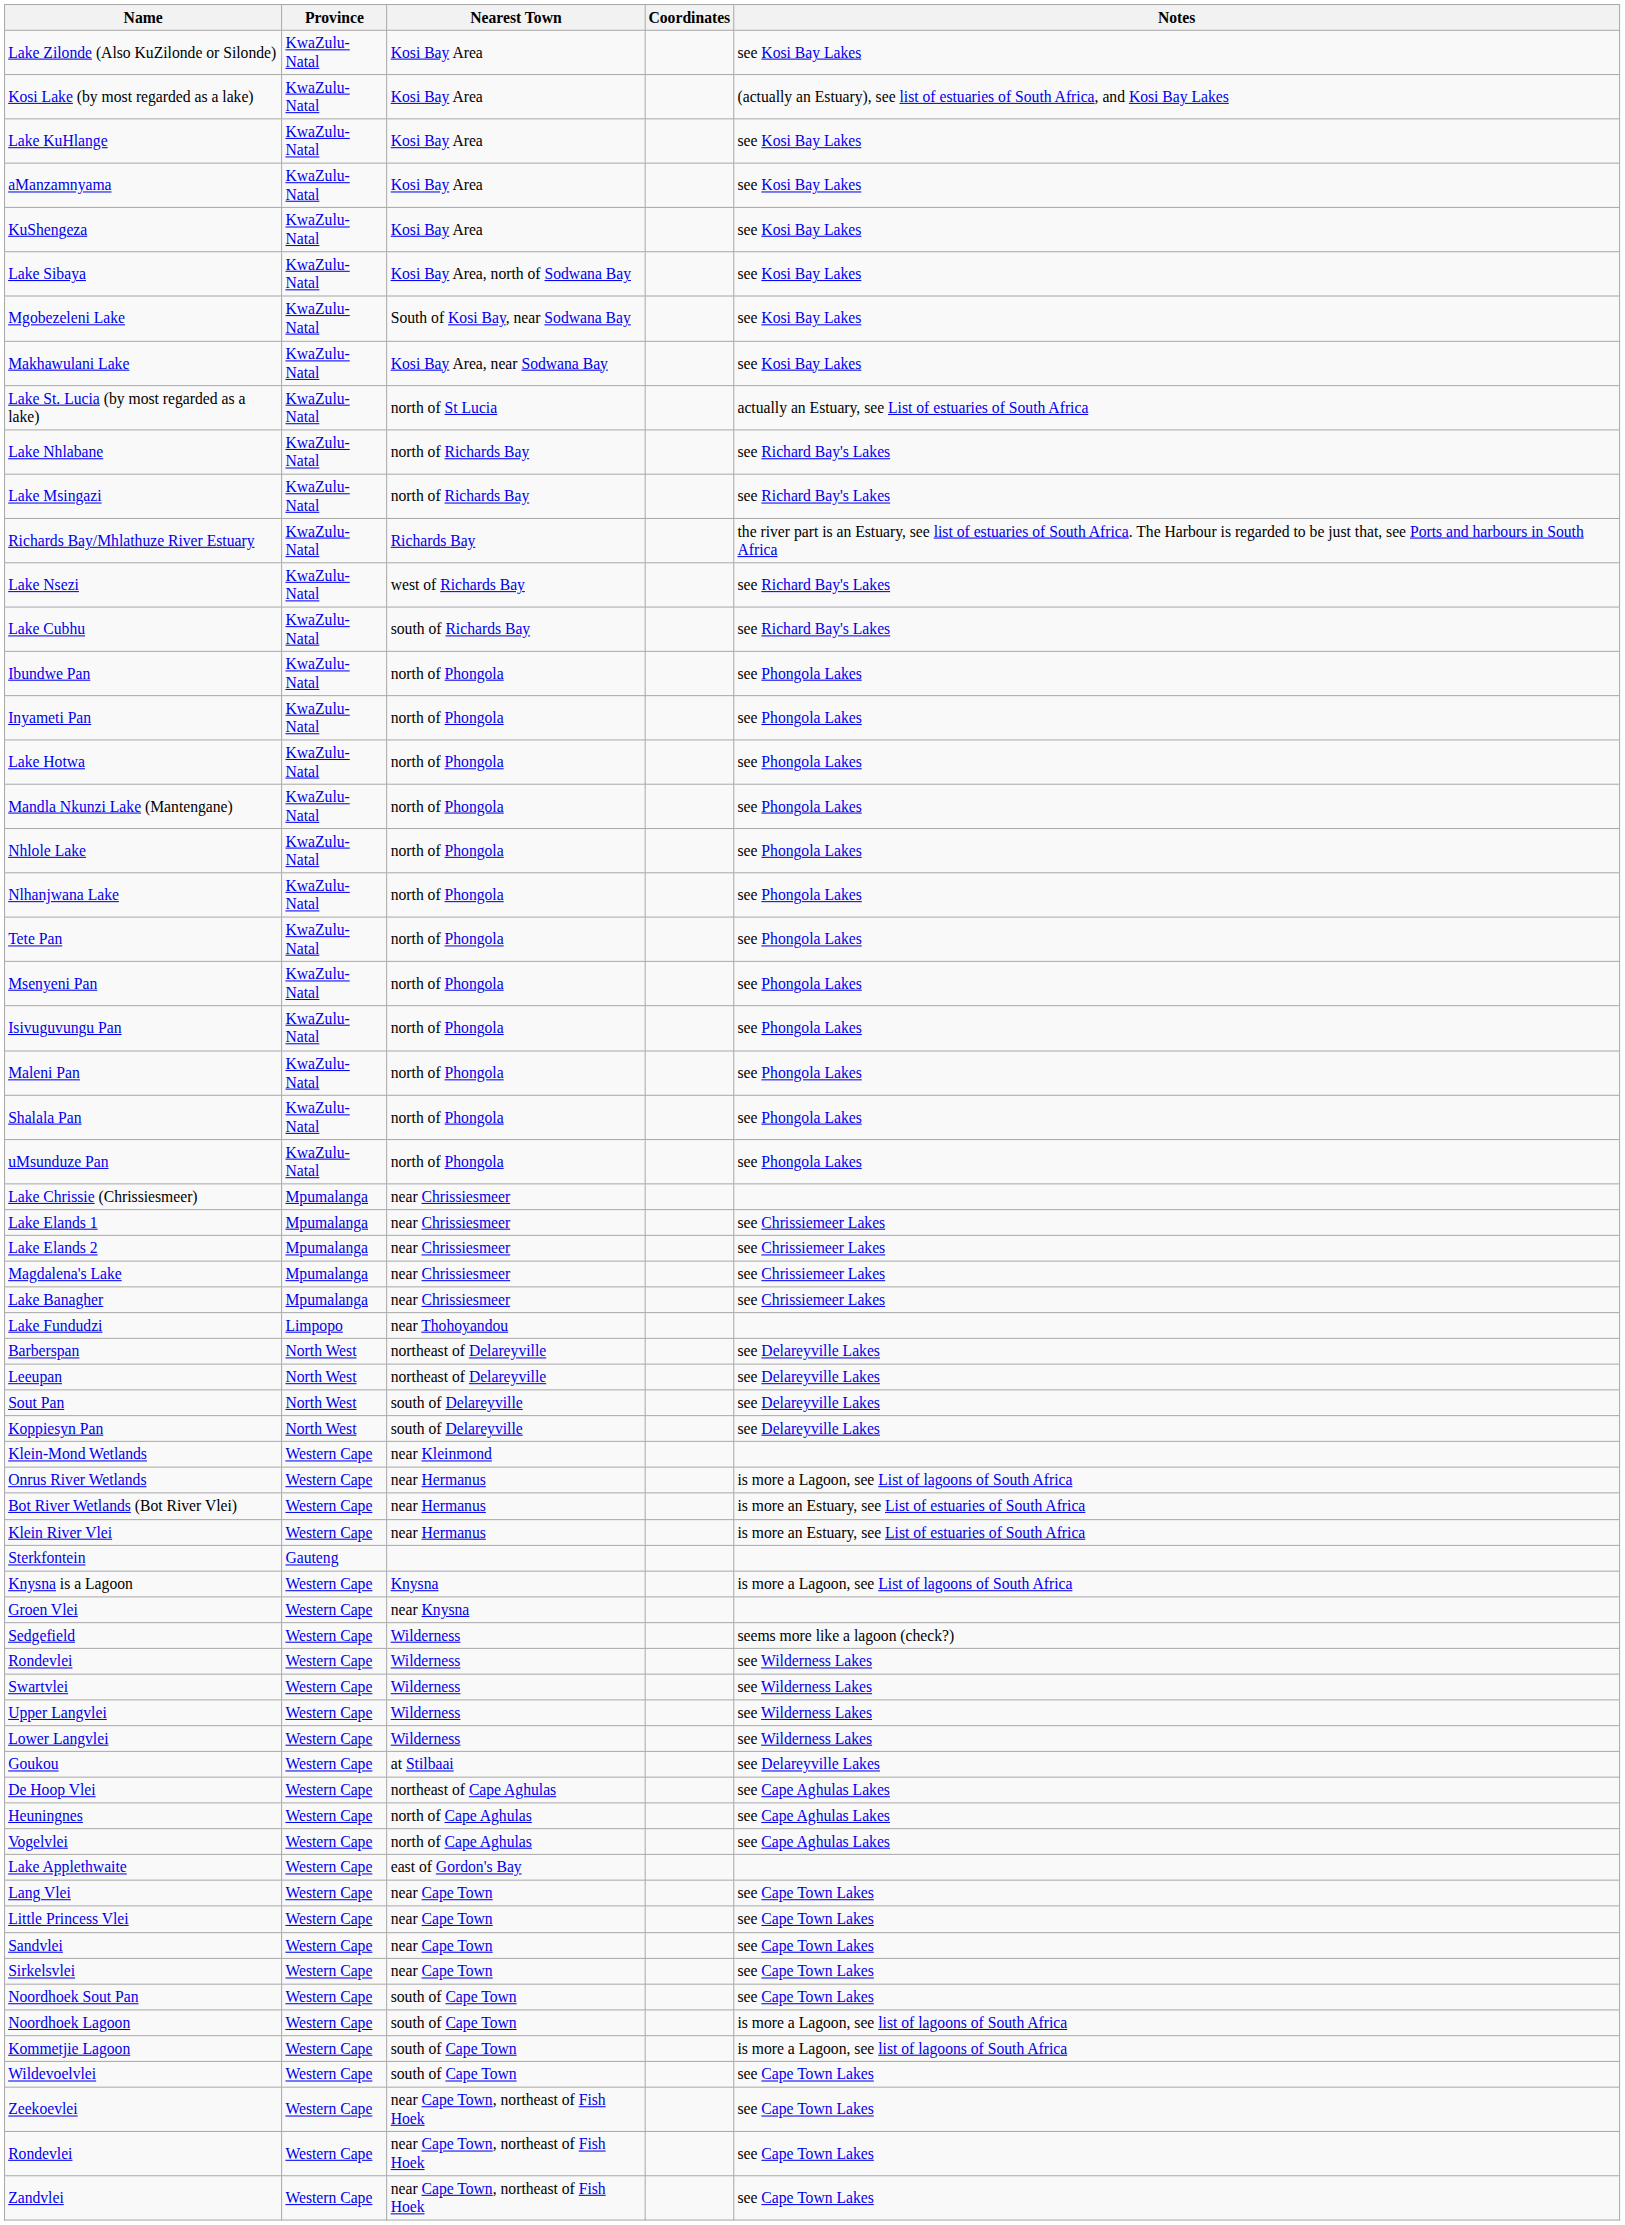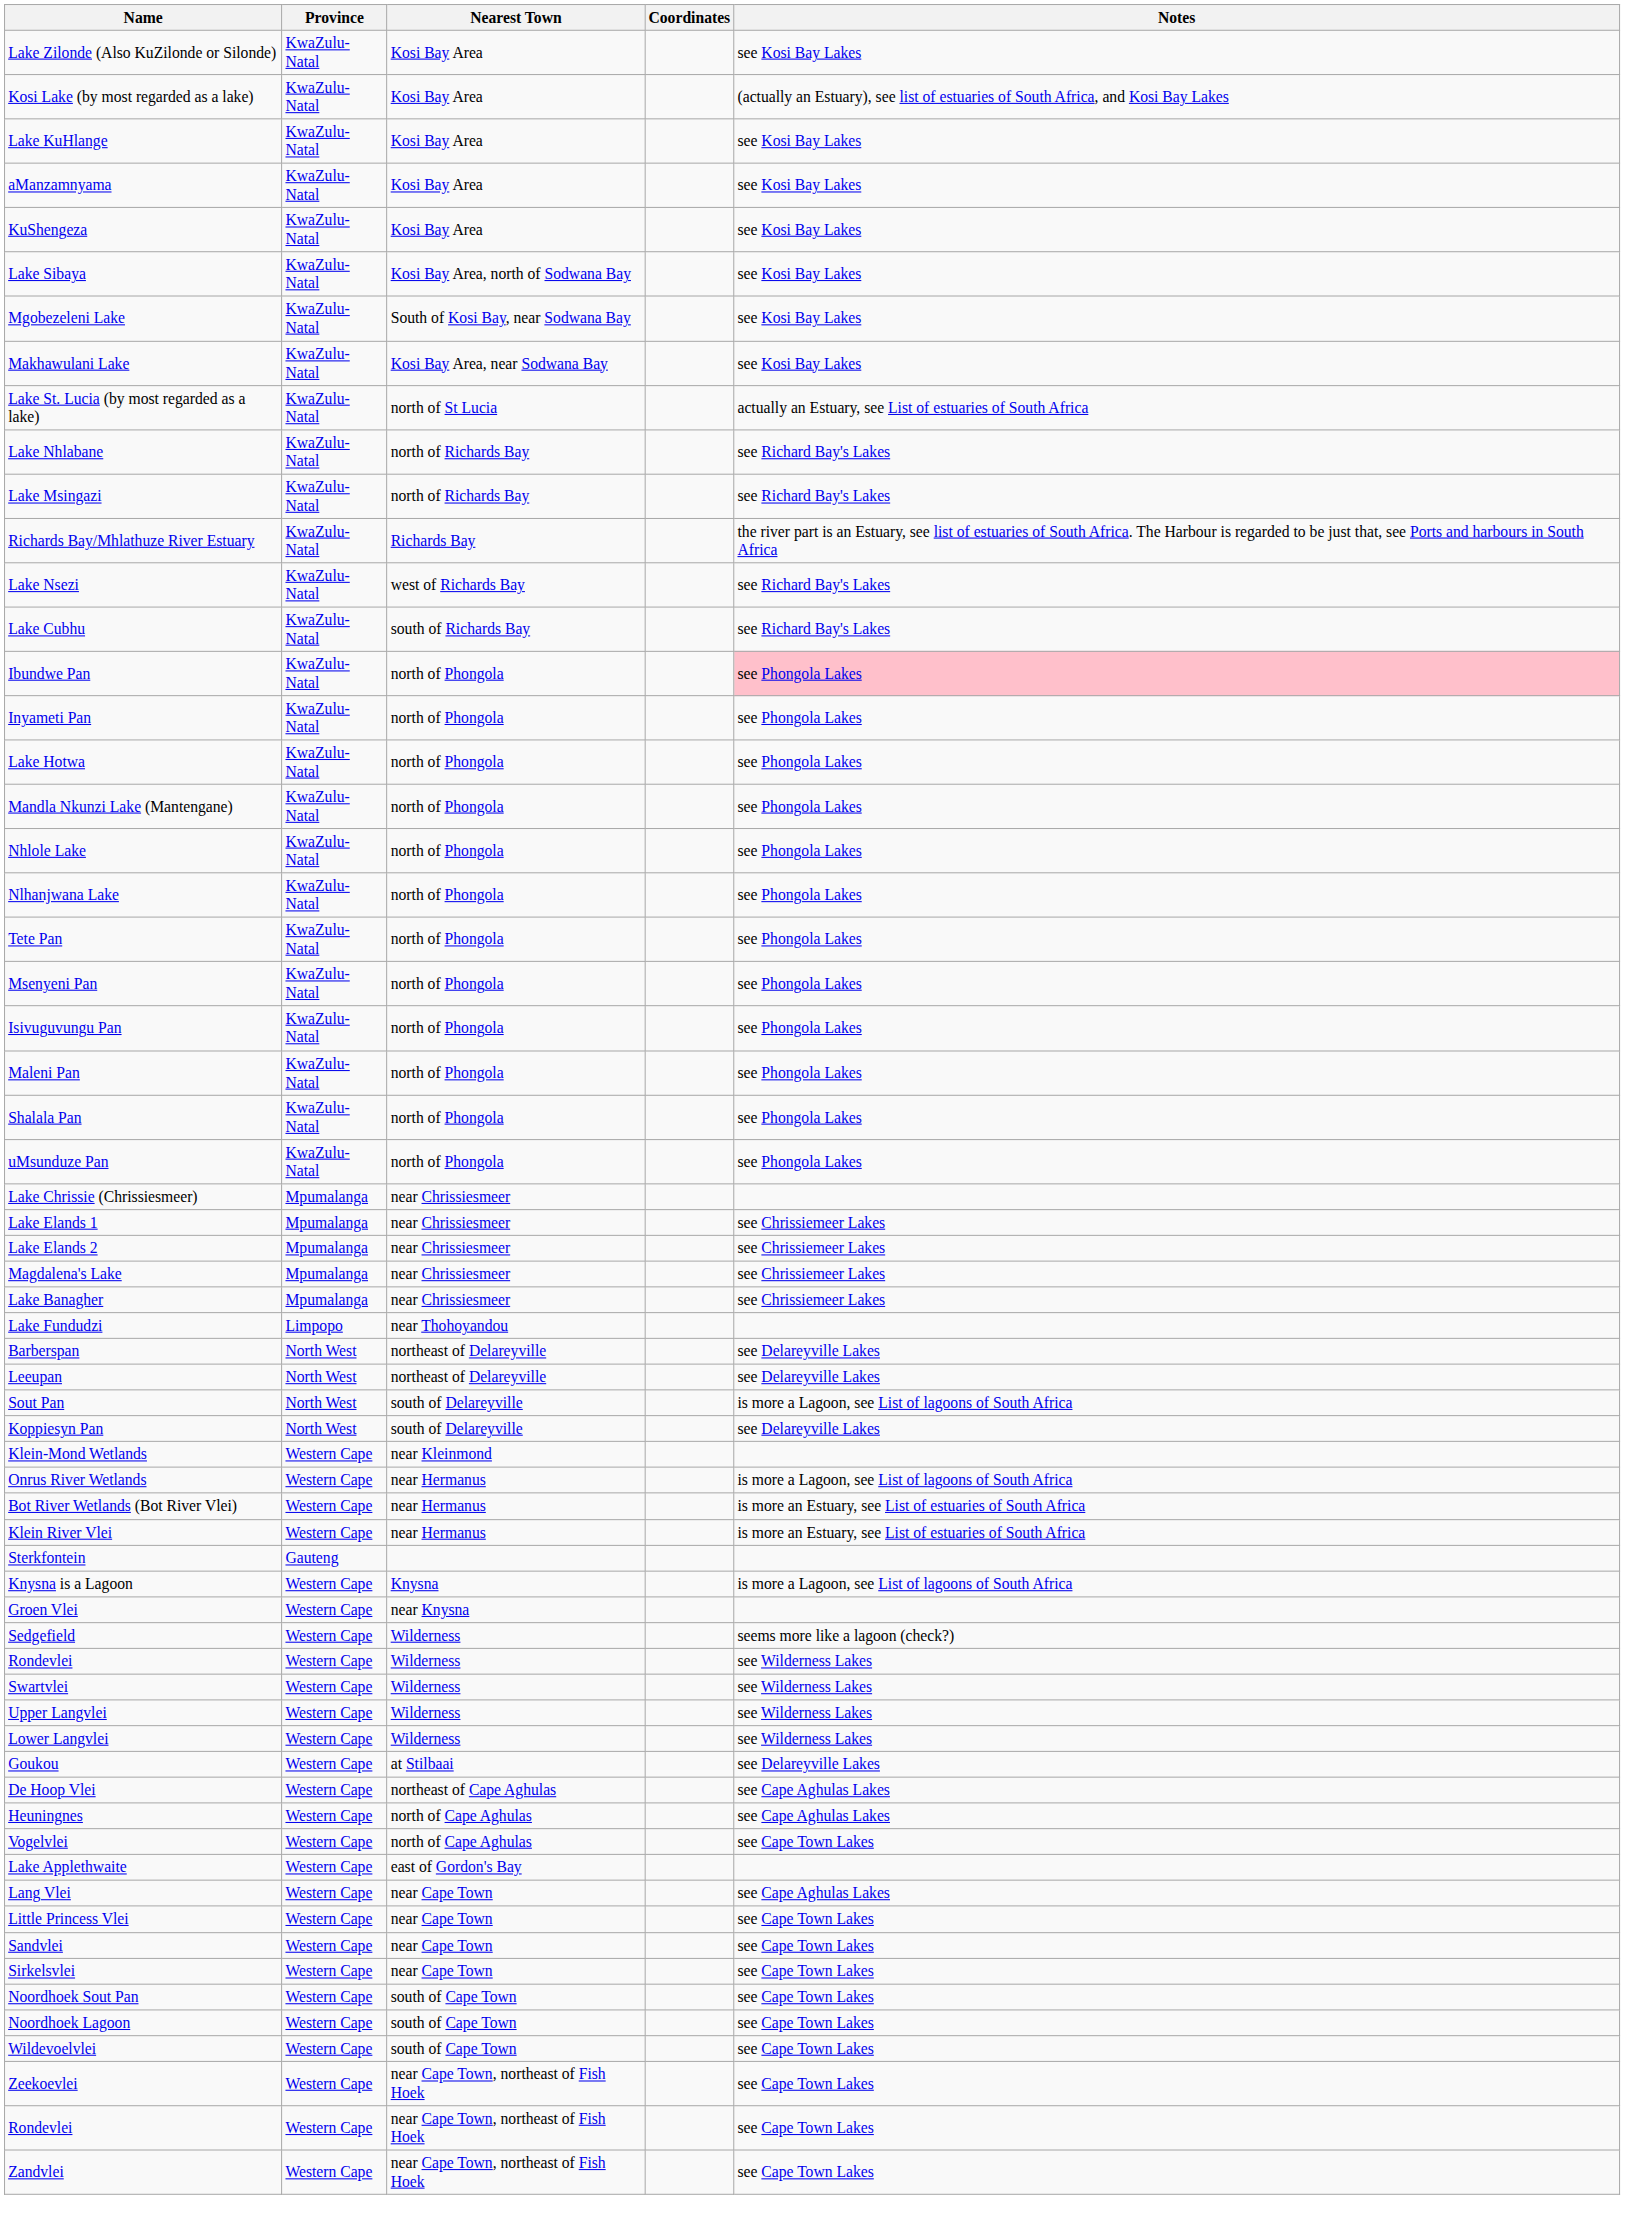(800, 673) no background -> (800, 673) pink background
(809, 1403) see Delareyville Lakes -> (905, 1403) is more a Lagoon, see List of lagoons of South Africa
(814, 1841) see Cape Aghulas Lakes -> (806, 1841) see Cape Town Lakes
(806, 1893) see Cape Town Lakes -> (814, 1893) see Cape Aghulas Lakes
(902, 2022) is more a Lagoon, see list of lagoons of South Africa -> (806, 2022) see Cape Town Lakes
- row: (69, 2048)
